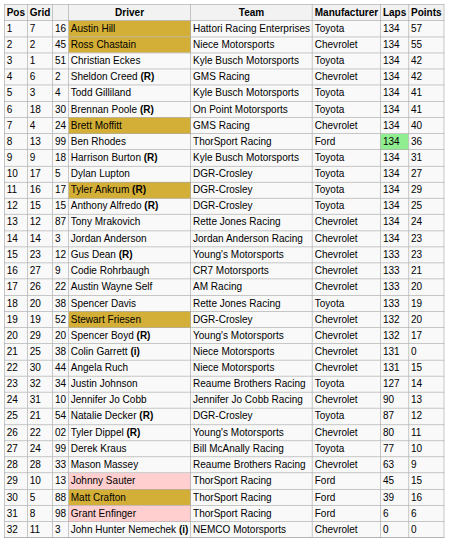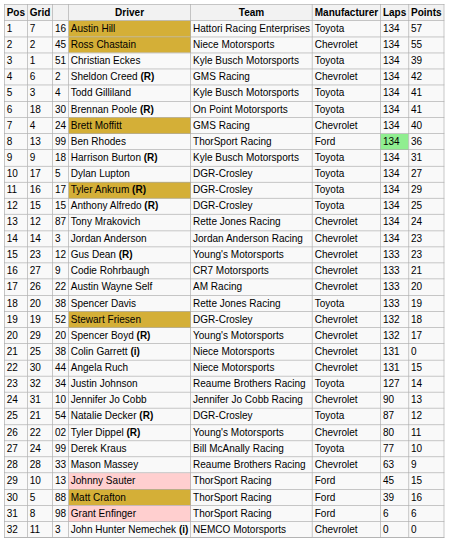(417, 60) 42 -> (417, 60) 39
(417, 319) 20 -> (417, 319) 18
